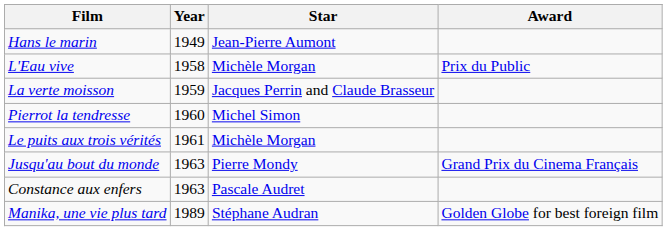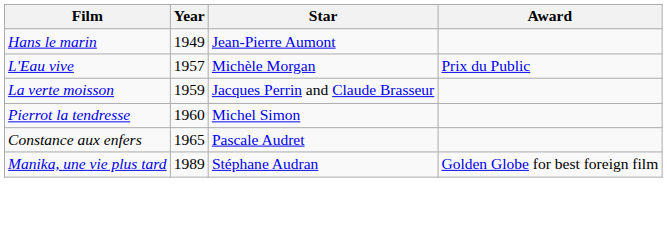(189, 66) 1958 -> (189, 66) 1957
- row: (85, 139)
- row: (84, 164)
(189, 189) 1963 -> (189, 139) 1965
